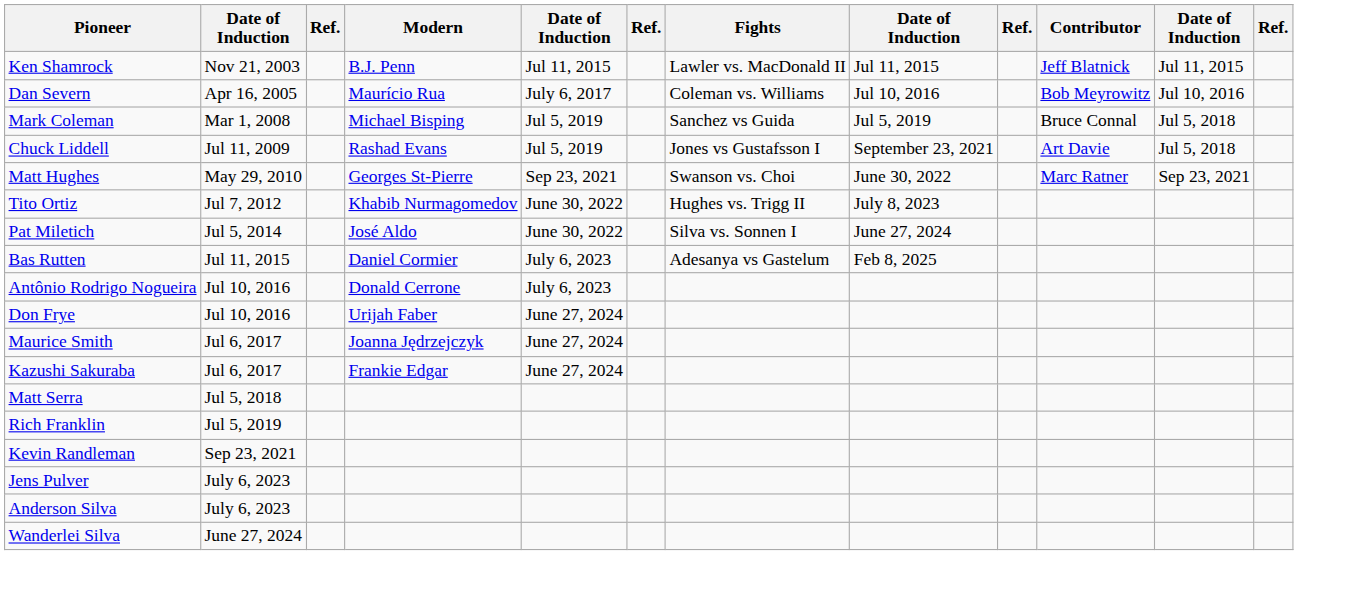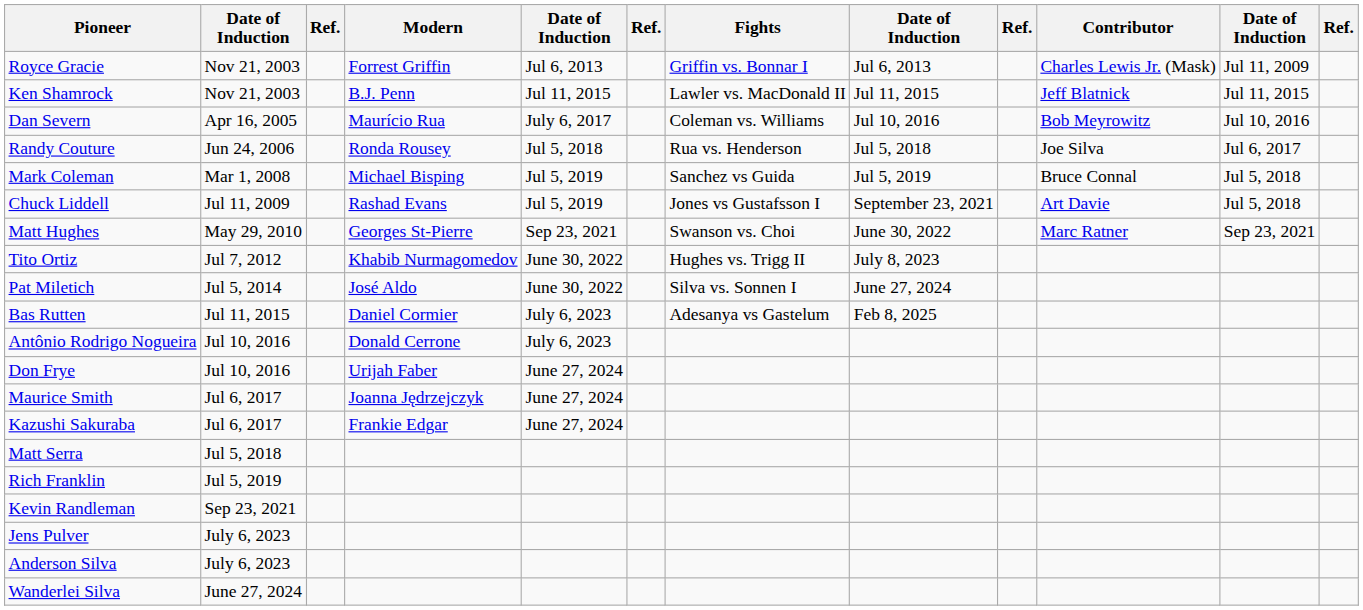+ row: (56, 65)
+ row: (62, 148)
